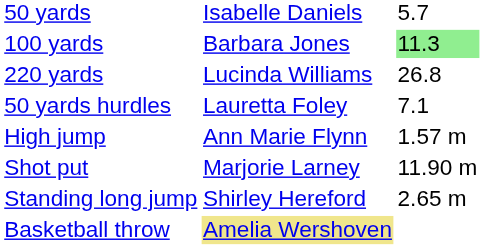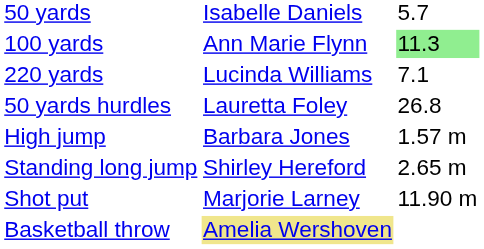(276, 43) Barbara Jones -> (285, 43) Ann Marie Flynn
(420, 74) 26.8 -> (413, 74) 7.1
(413, 105) 7.1 -> (420, 105) 26.8
(285, 136) Ann Marie Flynn -> (276, 136) Barbara Jones
rows swapped: (101, 198) <-> (46, 167)
